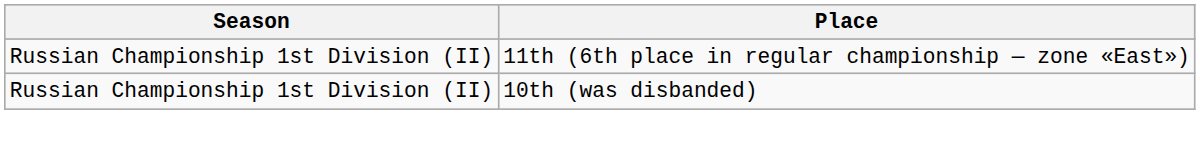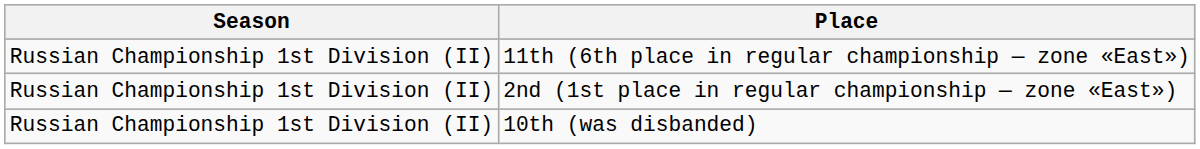+ row: (840, 91)
